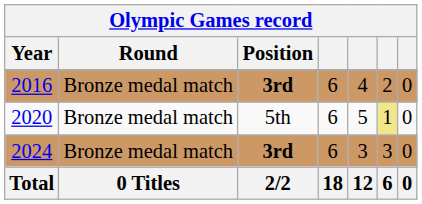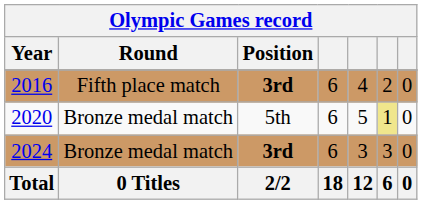(148, 85) Bronze medal match -> (148, 85) Fifth place match
